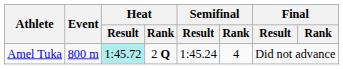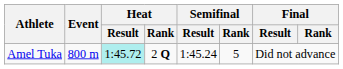(236, 54) 4 -> (236, 54) 5
